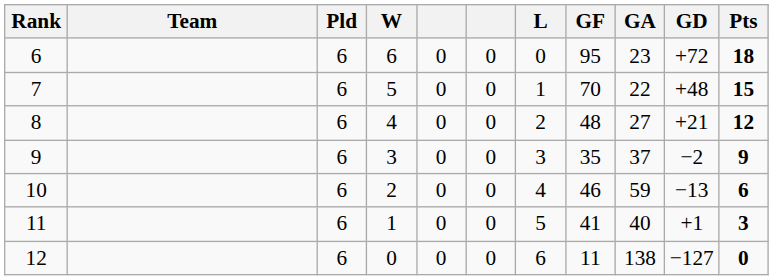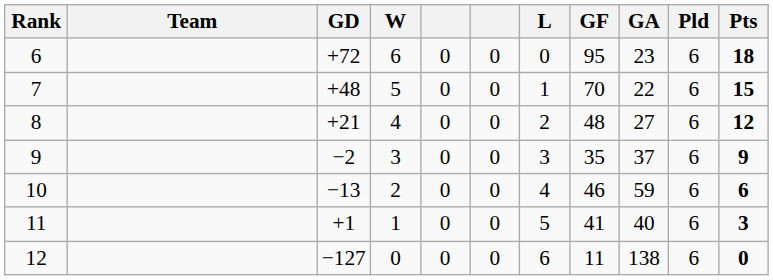columns swapped: (342, 21) <-> (692, 21)
